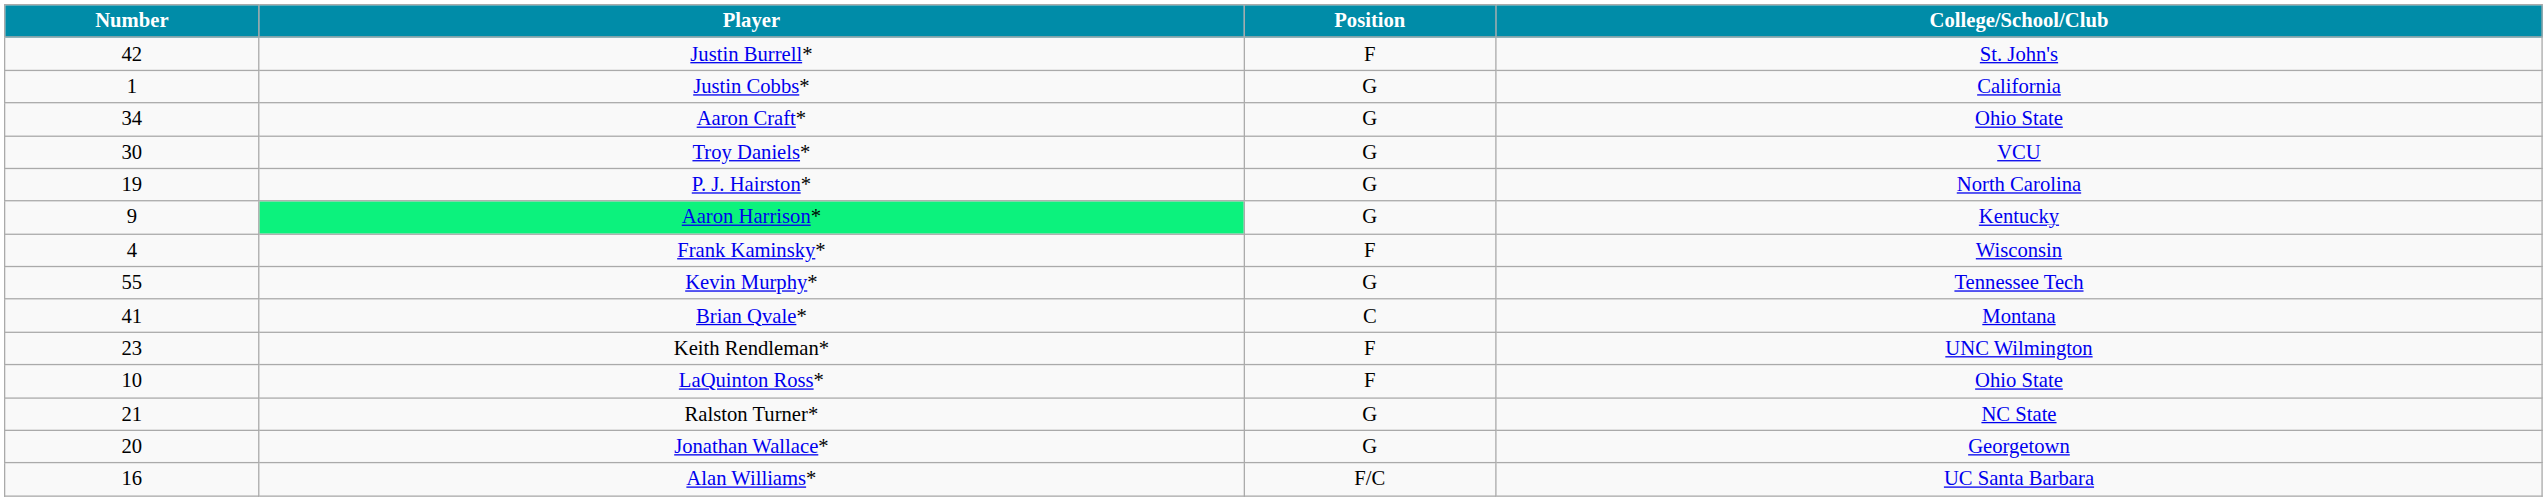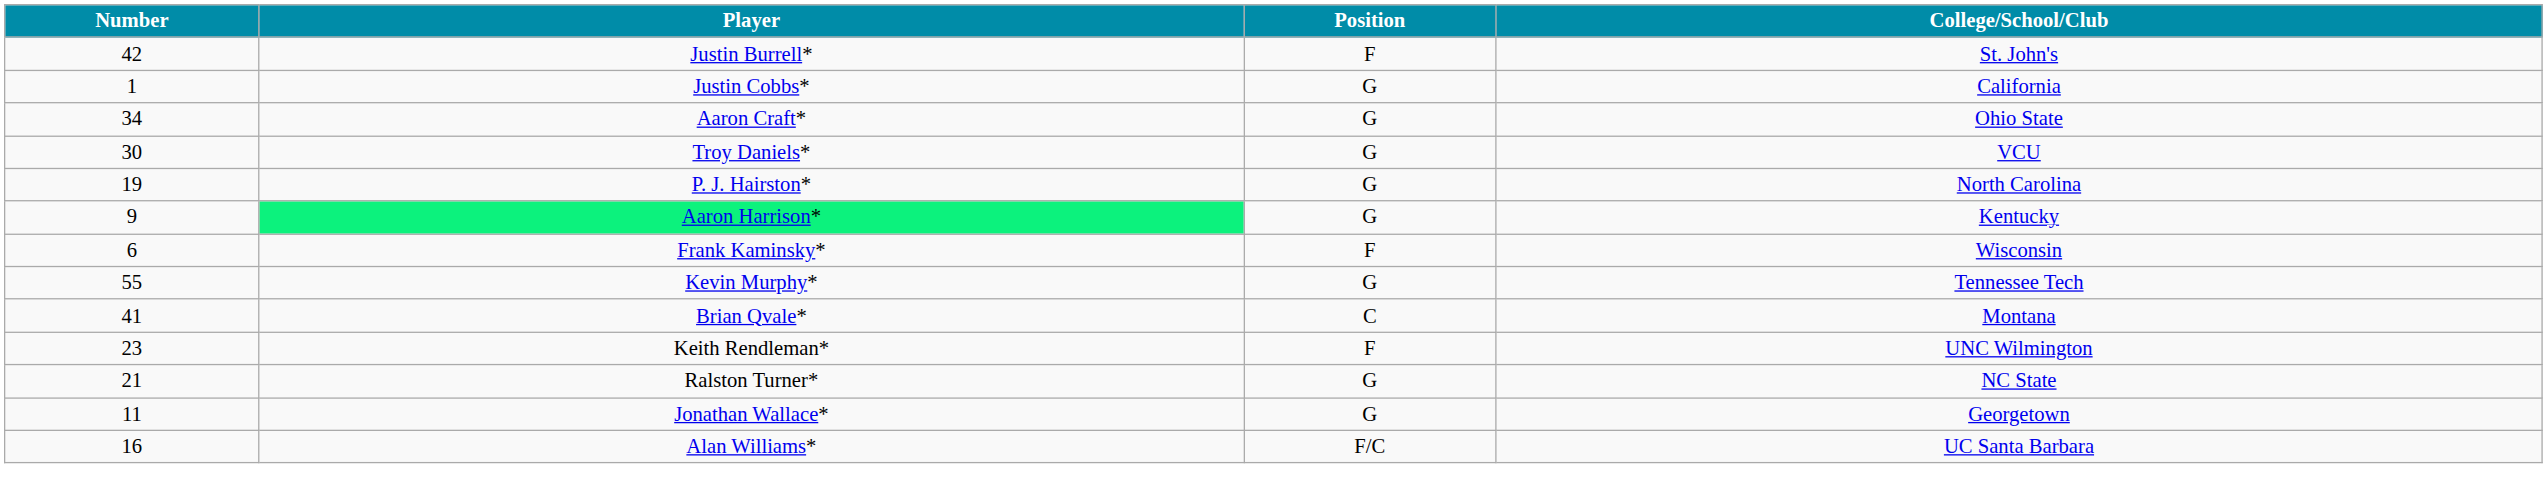(132, 250) 4 -> (132, 250) 6
- row: (751, 380)
(132, 446) 20 -> (132, 413) 11
